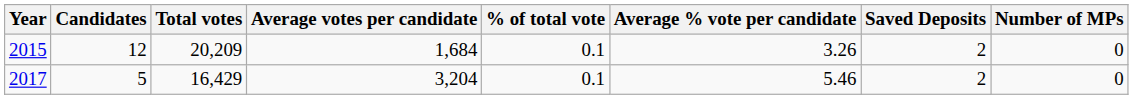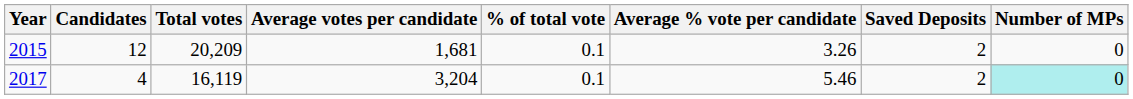(456, 49) 1,684 -> (456, 49) 1,681
(142, 79) 5 -> (142, 79) 4
(216, 79) 16,429 -> (217, 79) 16,119
(1119, 79) no background -> (1119, 79) paleturquoise background
